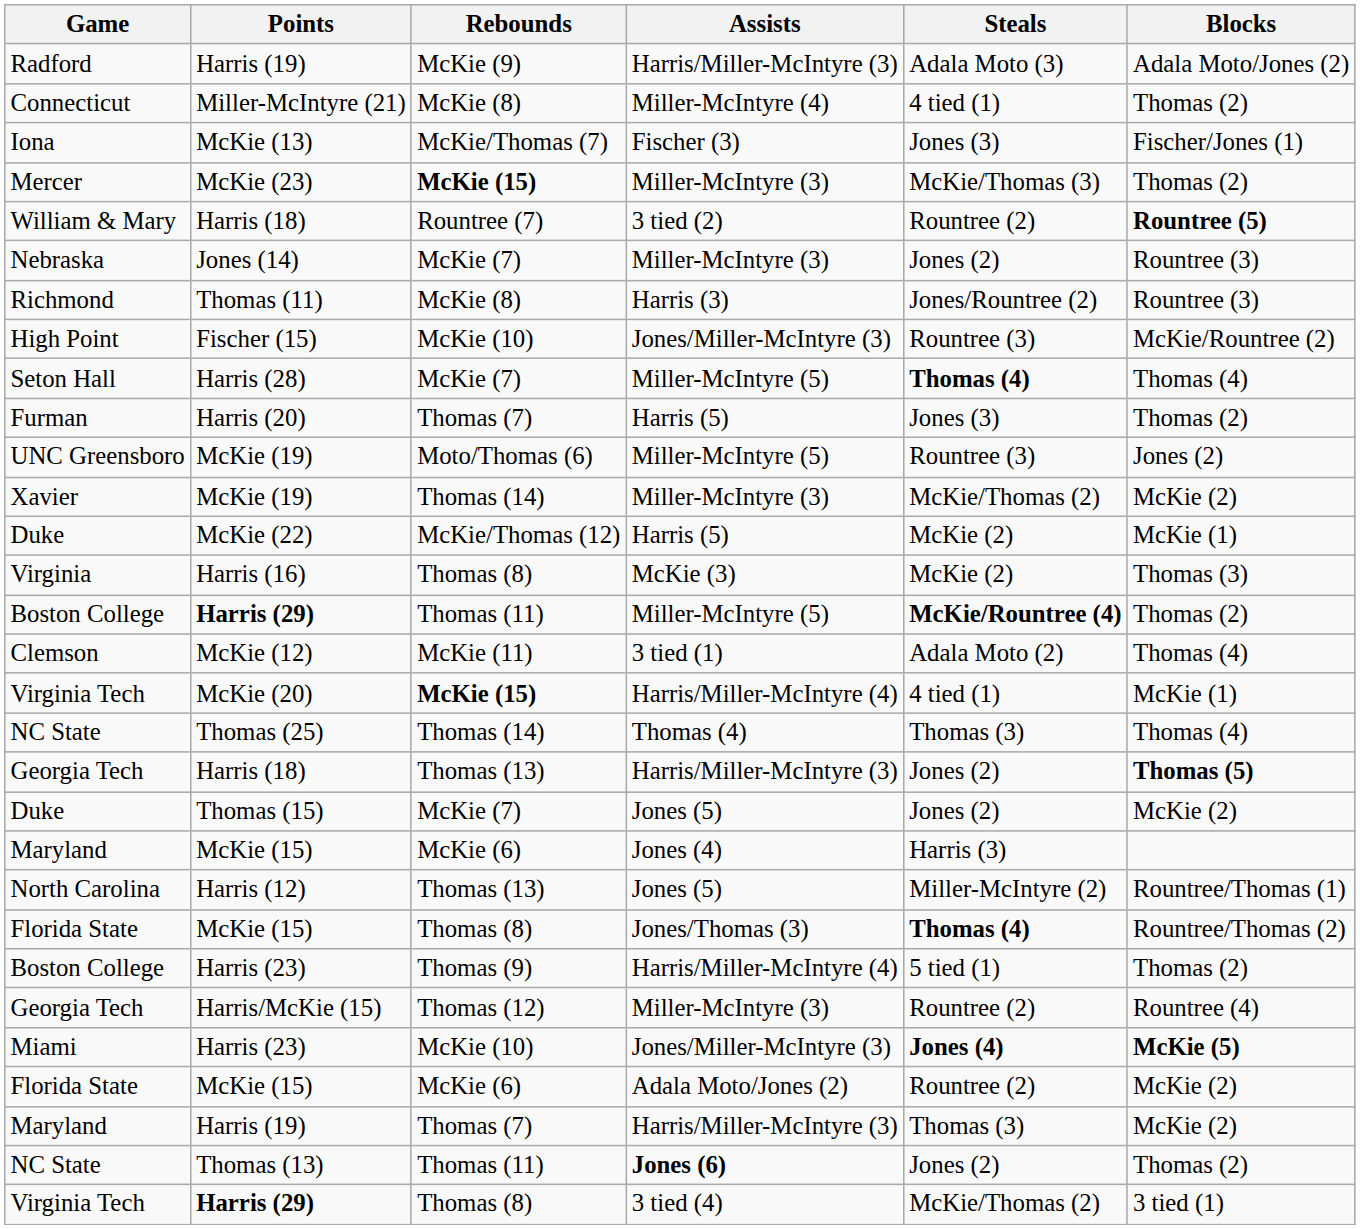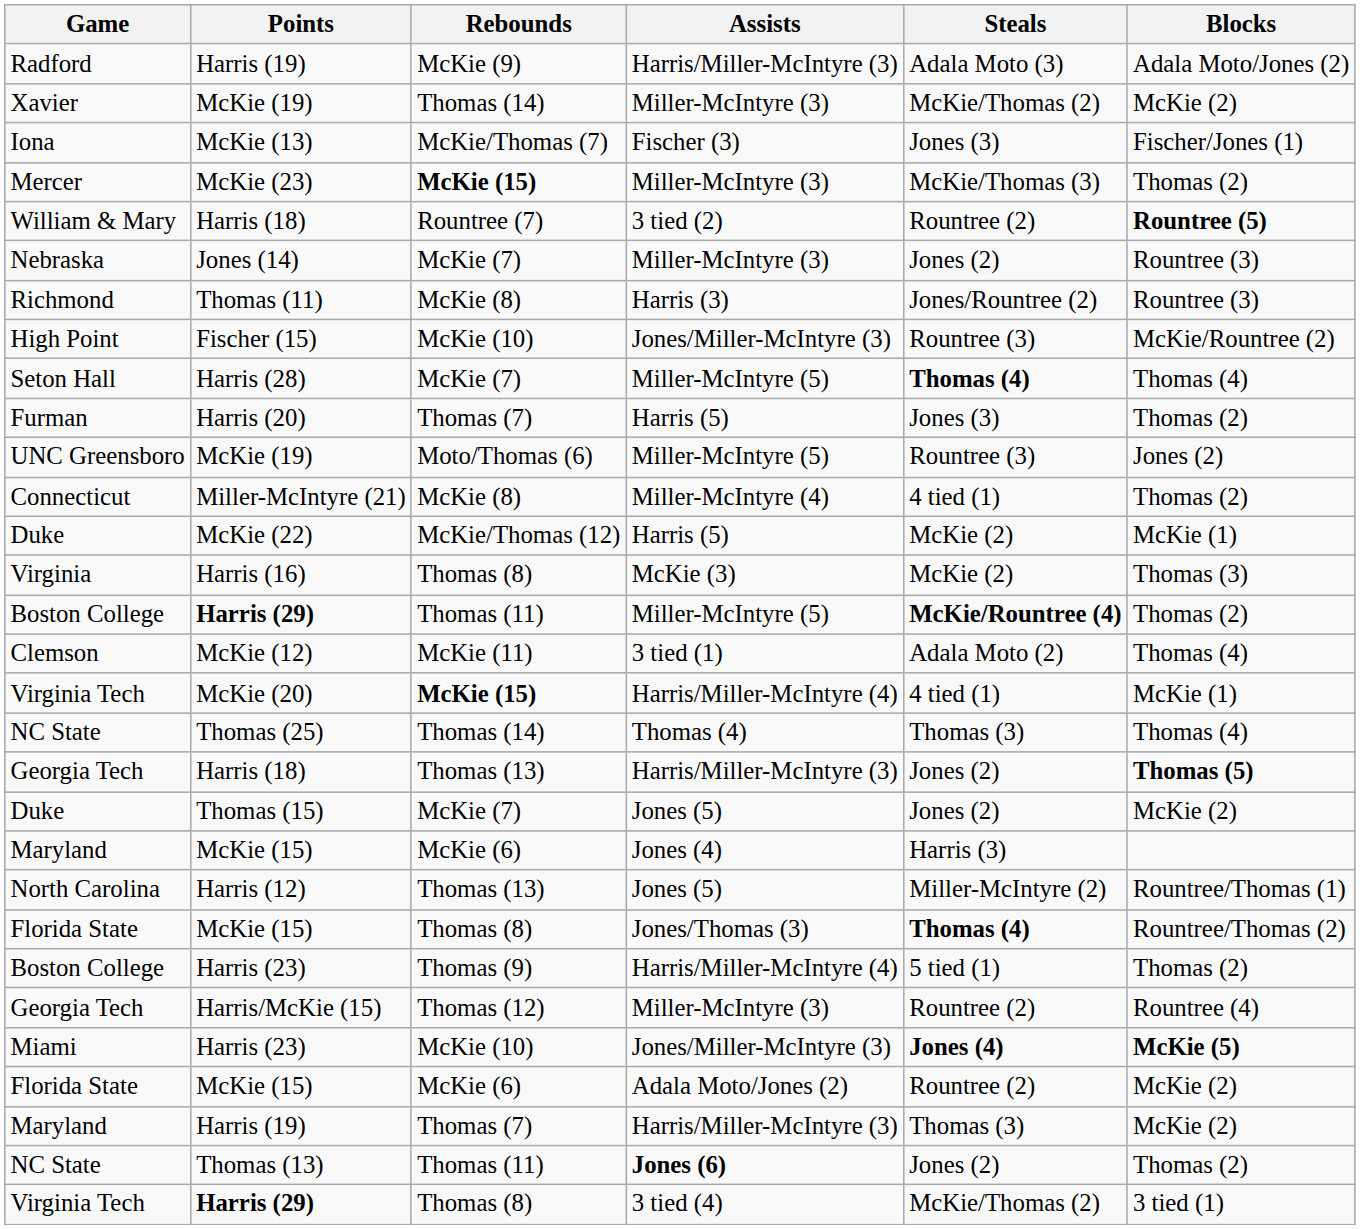rows swapped: (70, 102) <-> (44, 496)
